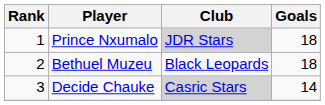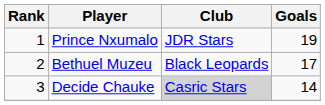(199, 40) lightgrey background -> (199, 40) no background
(309, 40) 18 -> (309, 40) 19
(309, 64) 18 -> (309, 64) 17
